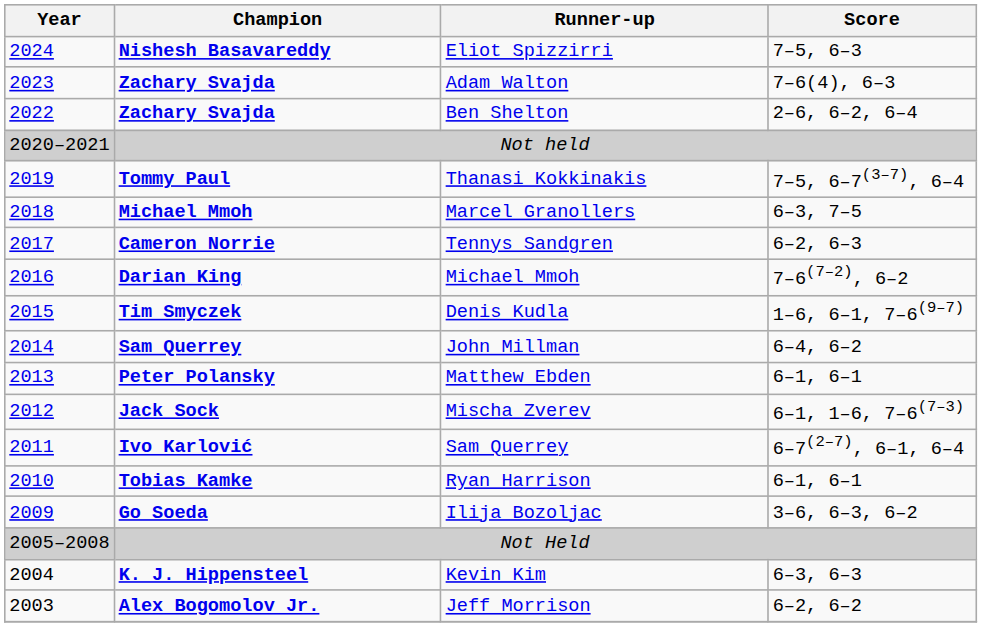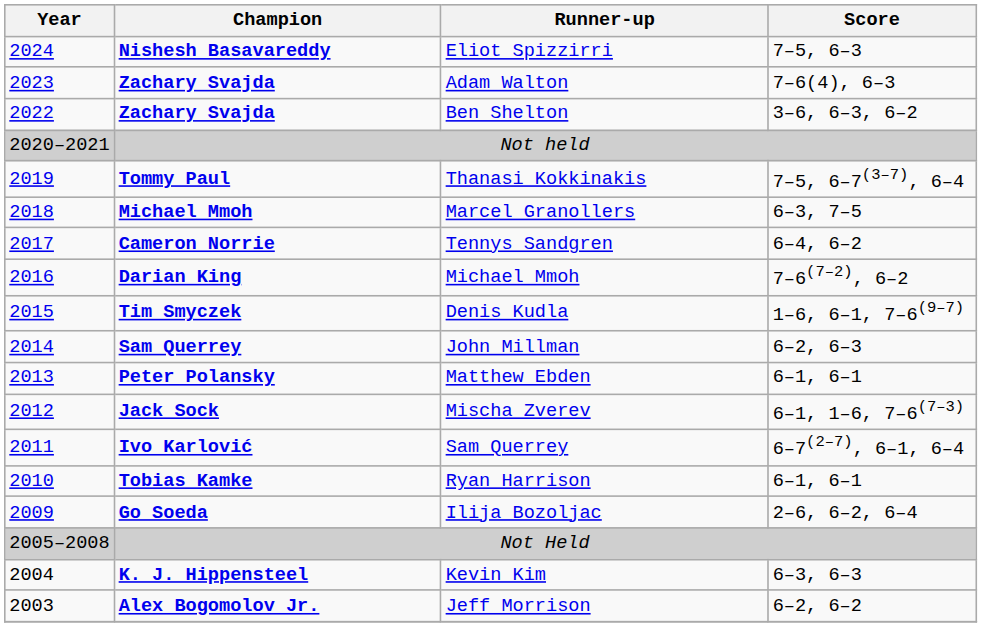(845, 114) 2–6, 6–2, 6–4 -> (845, 114) 3–6, 6–3, 6–2
(817, 243) 6–2, 6–3 -> (817, 243) 6–4, 6–2
(817, 346) 6–4, 6–2 -> (817, 346) 6–2, 6–3
(845, 512) 3–6, 6–3, 6–2 -> (845, 512) 2–6, 6–2, 6–4
